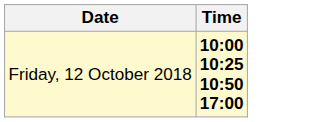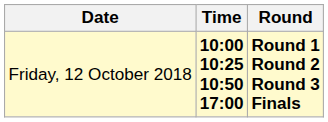+ column: (286, 18)
